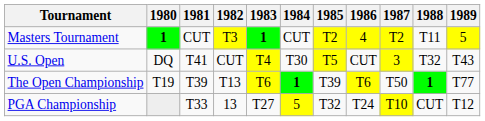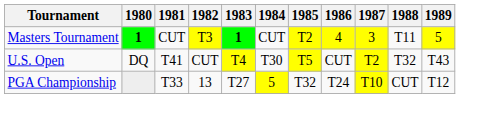(397, 38) T2 -> (372, 38) 3
(397, 60) 3 -> (372, 60) T2
- row: (76, 82)
